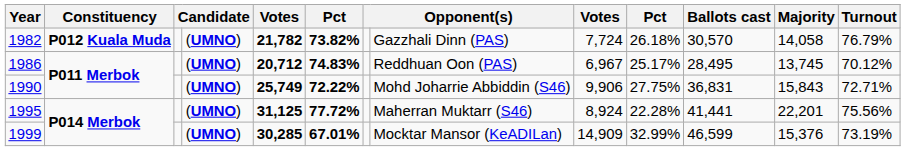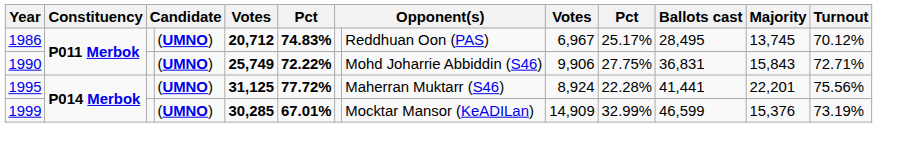- row: (25, 40)
